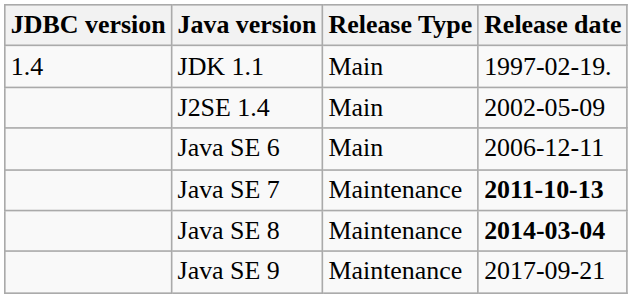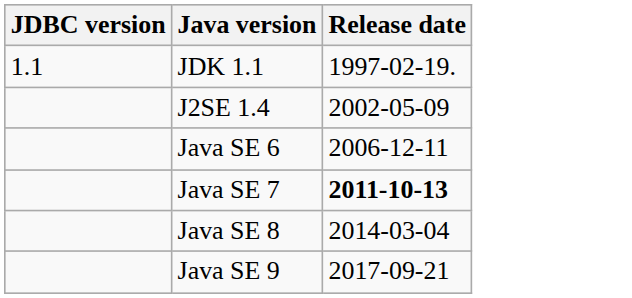- column: (400, 25)
(27, 66) 1.4 -> (27, 66) 1.1
(545, 230) bold -> (389, 230) normal
